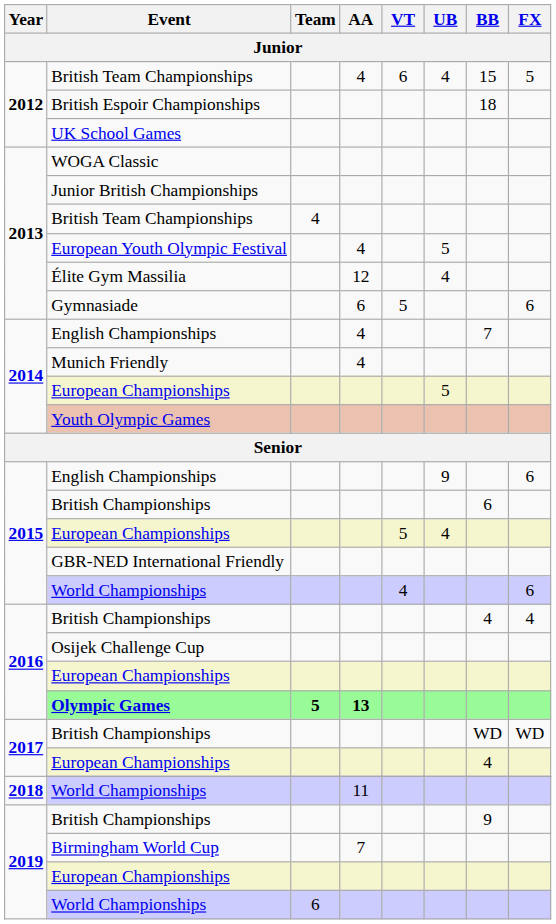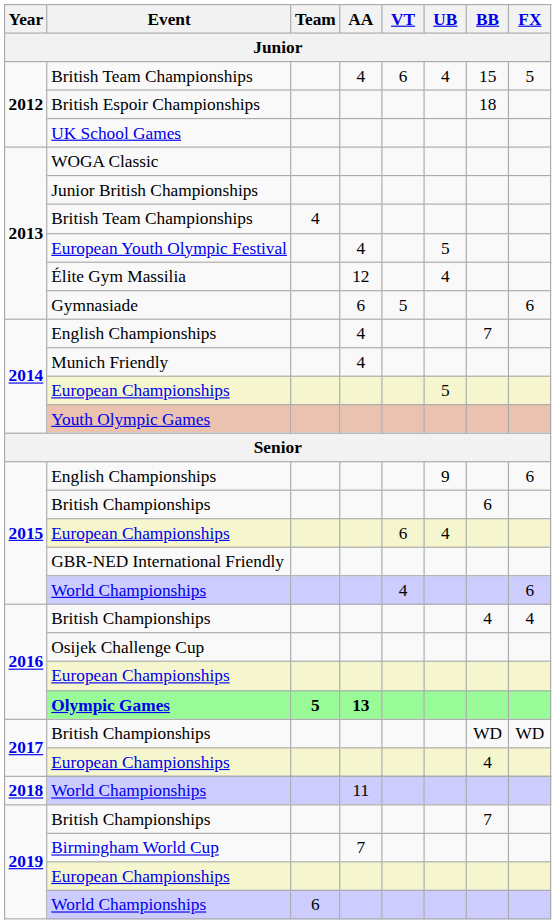(403, 533) 5 -> (403, 533) 6
(488, 818) 9 -> (488, 818) 7
